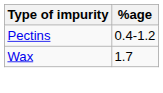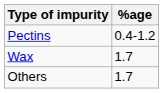+ row: (27, 77)
